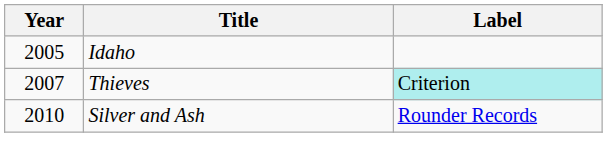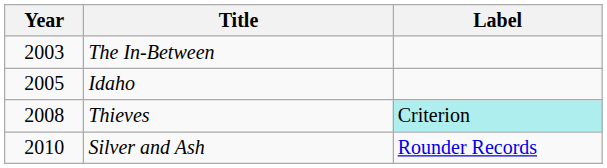+ row: (151, 52)
(44, 83) 2007 -> (44, 115) 2008
